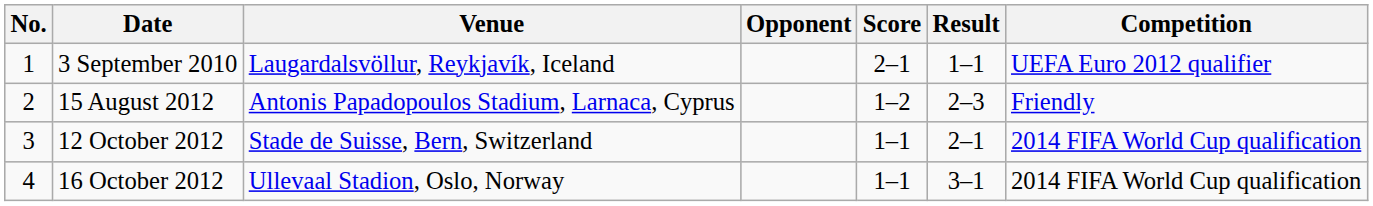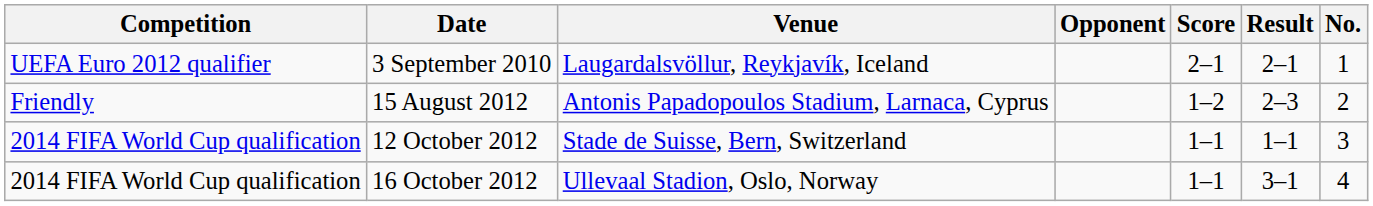columns swapped: (29, 24) <-> (1186, 24)
(966, 63) 1–1 -> (1280, 63) 2–1
(966, 141) 2–1 -> (1280, 141) 1–1
